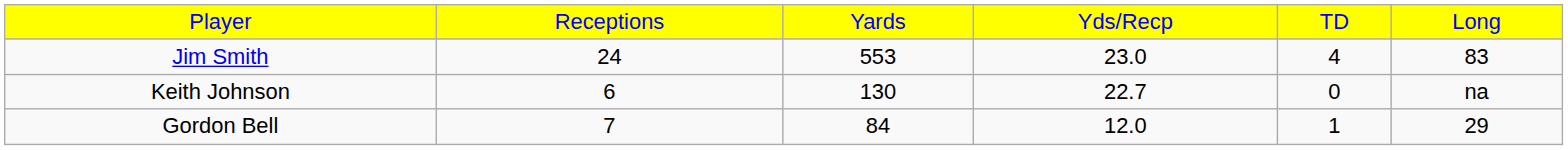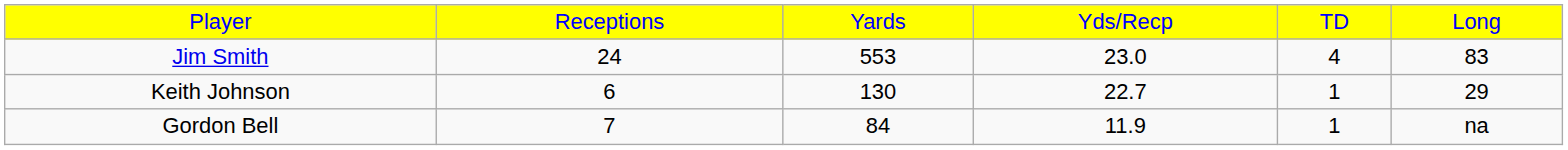(1334, 91) 0 -> (1334, 91) 1
(1477, 91) na -> (1477, 91) 29
(1125, 126) 12.0 -> (1125, 126) 11.9
(1477, 126) 29 -> (1477, 126) na
